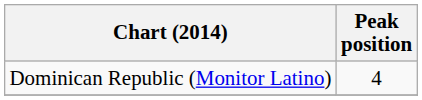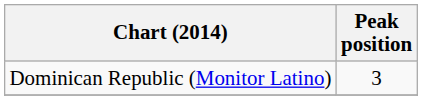(377, 77) 4 -> (377, 77) 3
